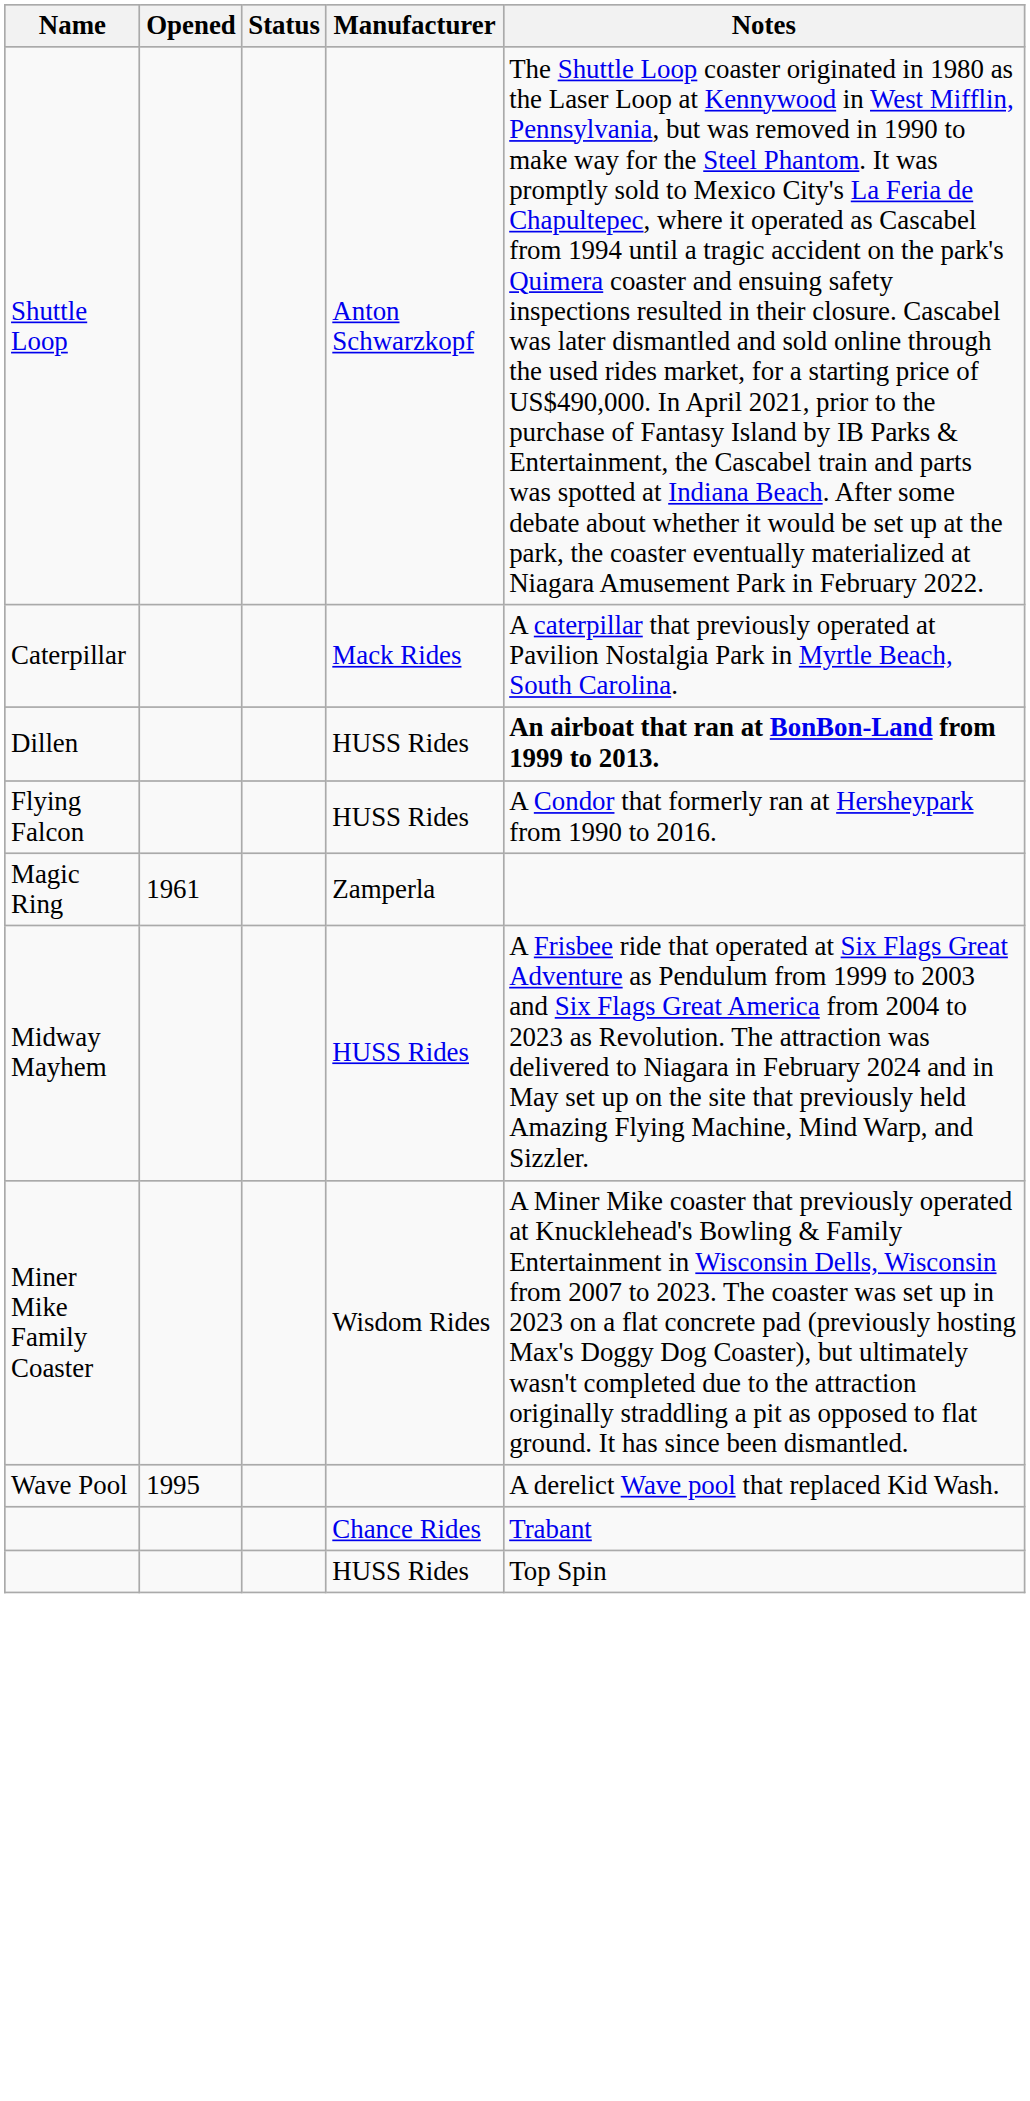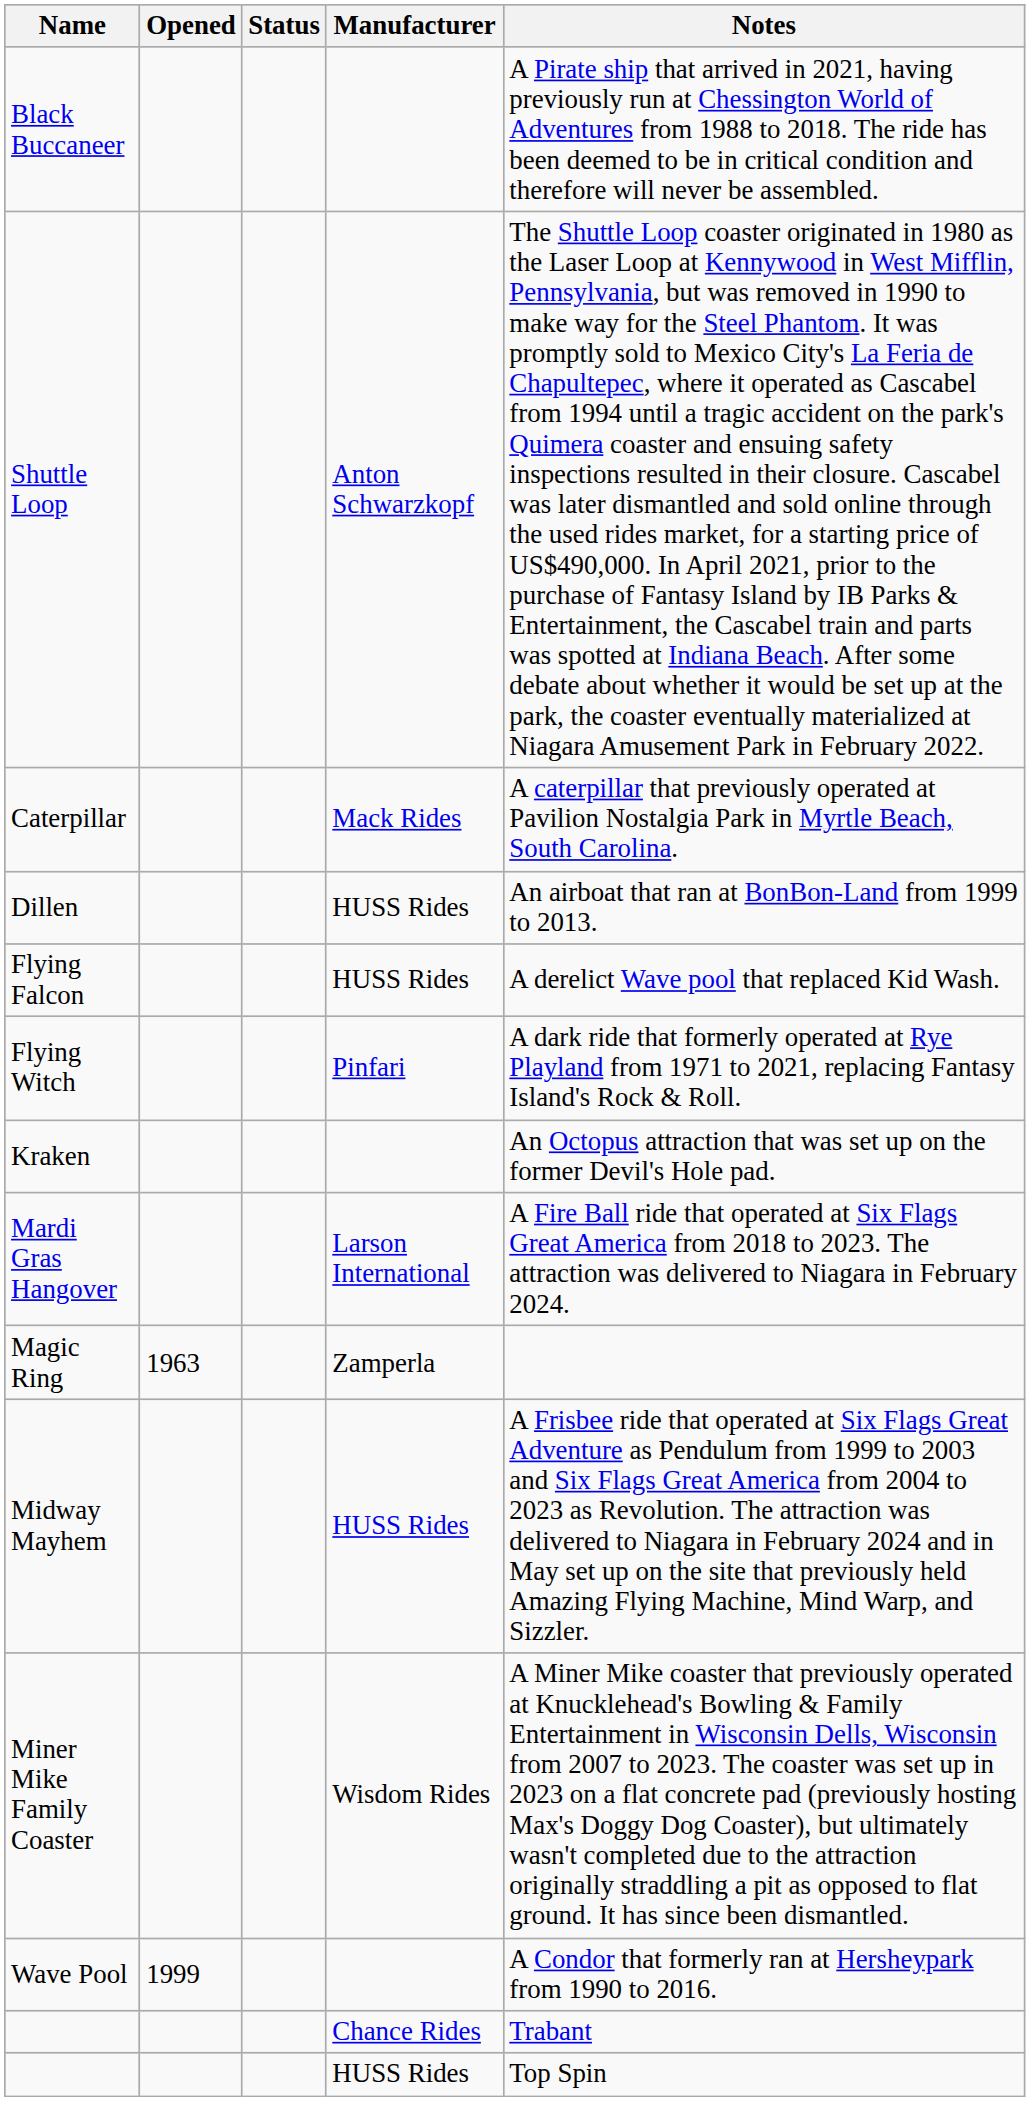+ row: (68, 128)
(752, 743) bold -> (764, 906) normal
(741, 816) A Condor that formerly ran at Hersheypark from 1990 to 2016. -> (754, 979) A derelict Wave pool that replaced Kid Wash.
+ row: (46, 1067)
+ row: (51, 1155)
+ row: (64, 1258)
(173, 889) 1961 -> (173, 1362) 1963
(173, 1485) 1995 -> (173, 1973) 1999
(754, 1485) A derelict Wave pool that replaced Kid Wash. -> (741, 1973) A Condor that formerly ran at Hersheypark from 1990 to 2016.
